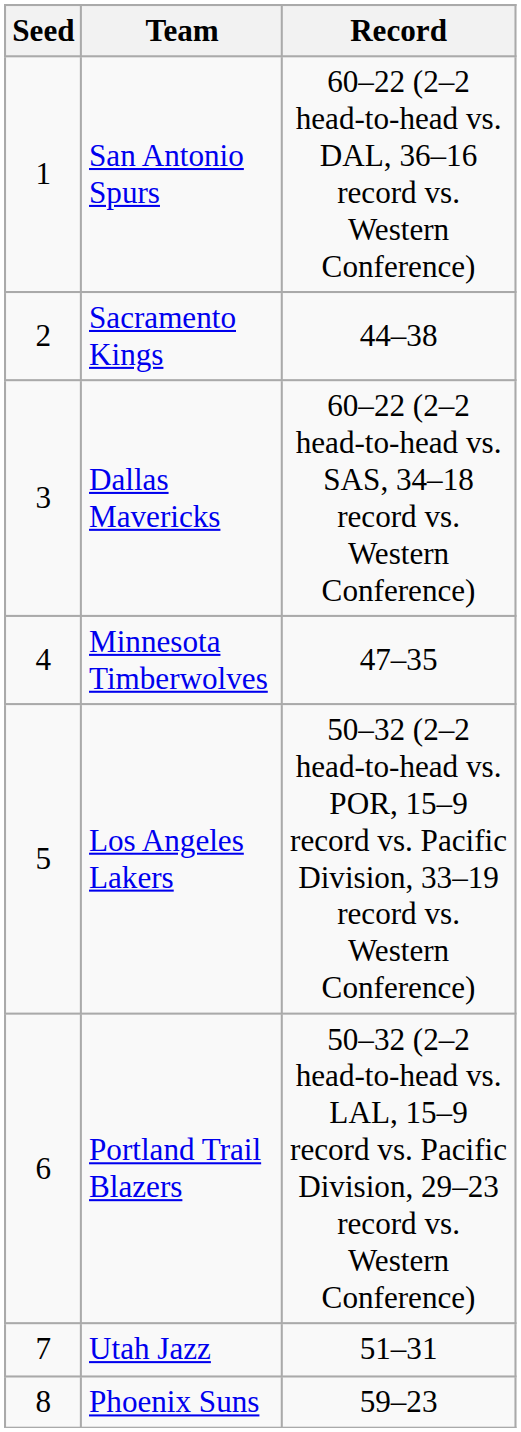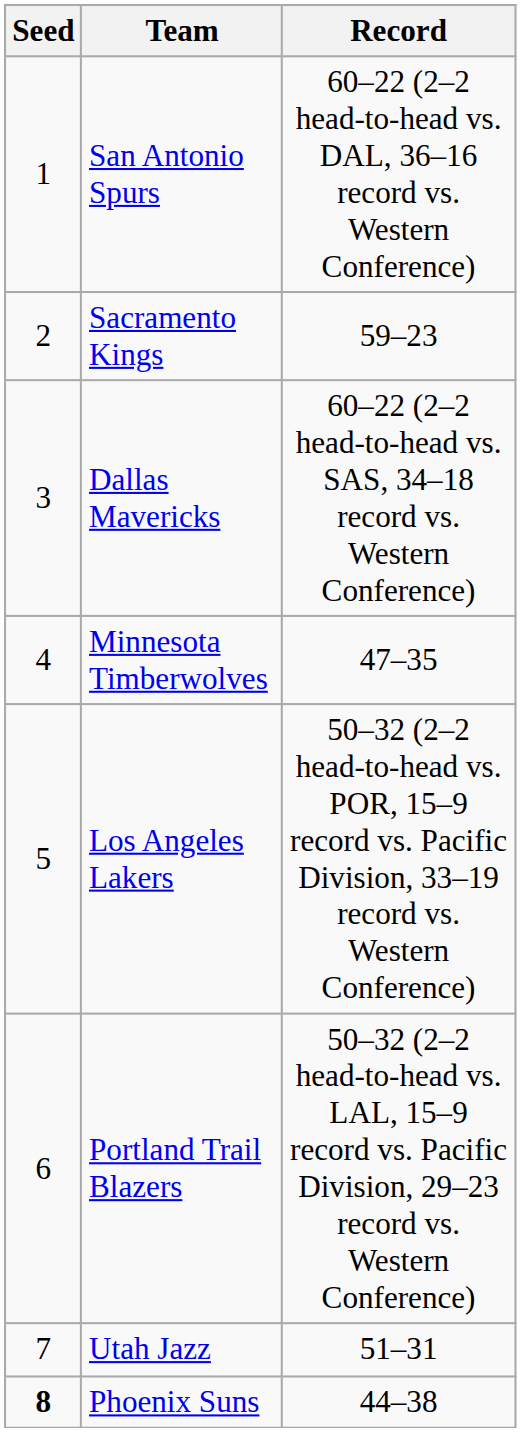(399, 336) 44–38 -> (399, 336) 59–23
(43, 1400) normal -> (43, 1400) bold
(399, 1400) 59–23 -> (399, 1400) 44–38
